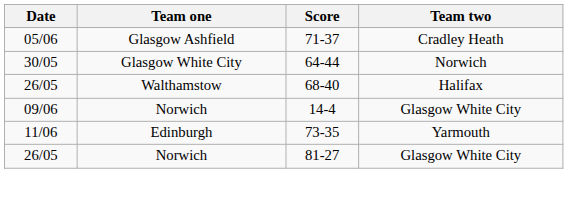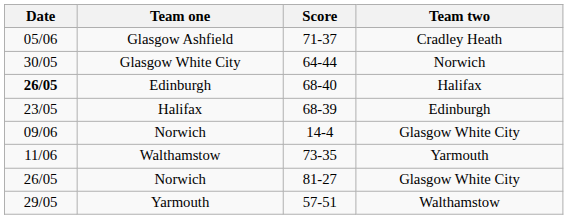(41, 86) normal -> (41, 86) bold
(181, 86) Walthamstow -> (180, 86) Edinburgh
+ row: (320, 109)
(181, 132) Edinburgh -> (180, 156) Walthamstow
+ row: (320, 202)
